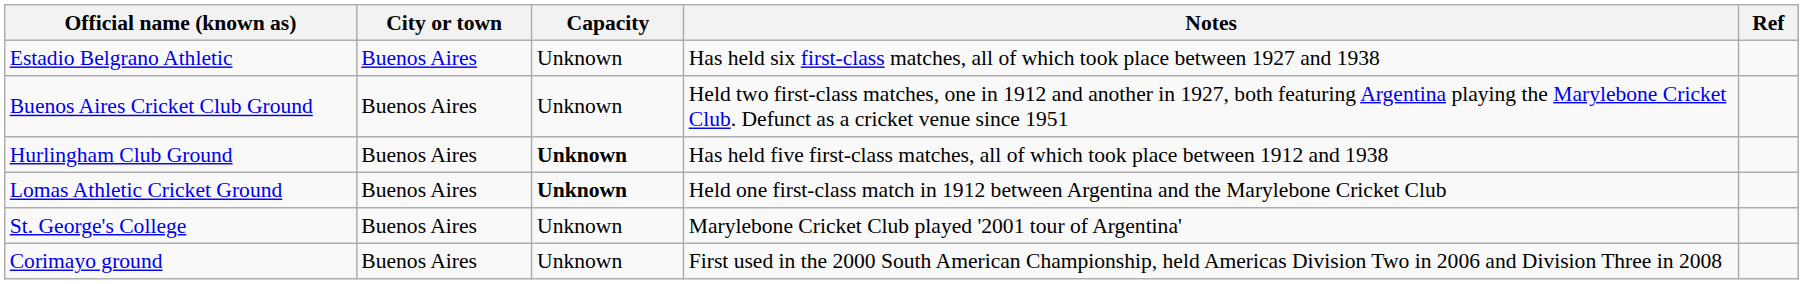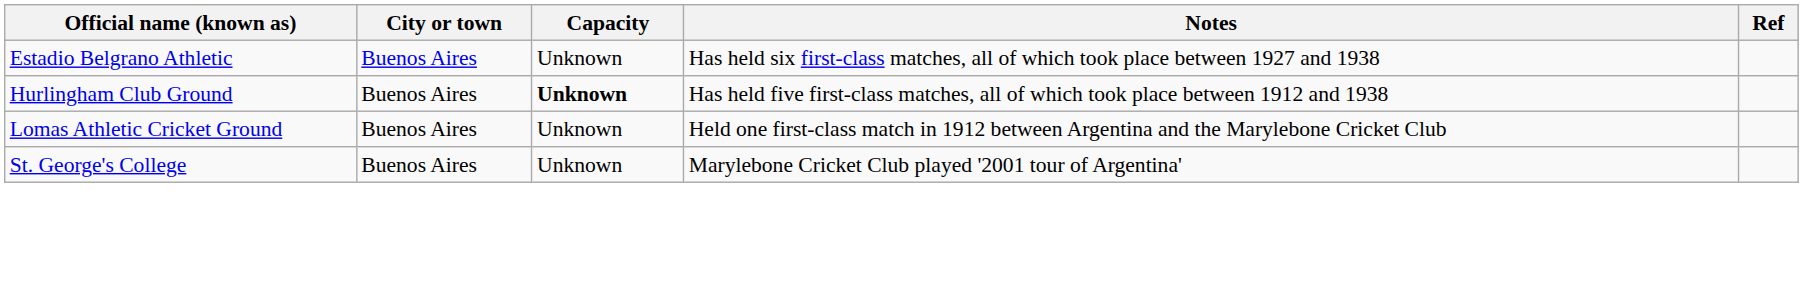- row: (161, 106)
(582, 190) bold -> (580, 129) normal
- row: (86, 261)
